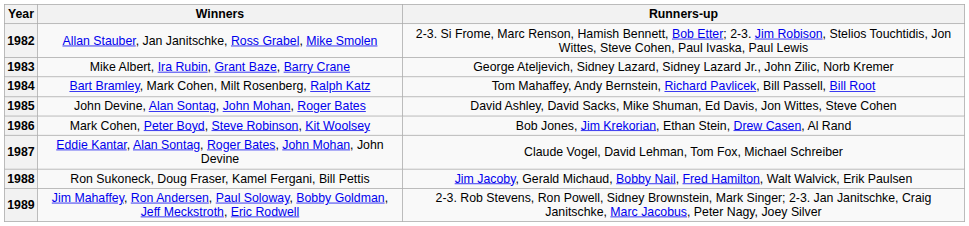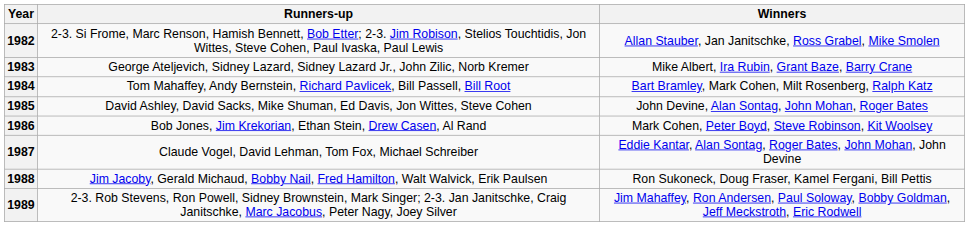columns swapped: (220, 14) <-> (683, 14)
